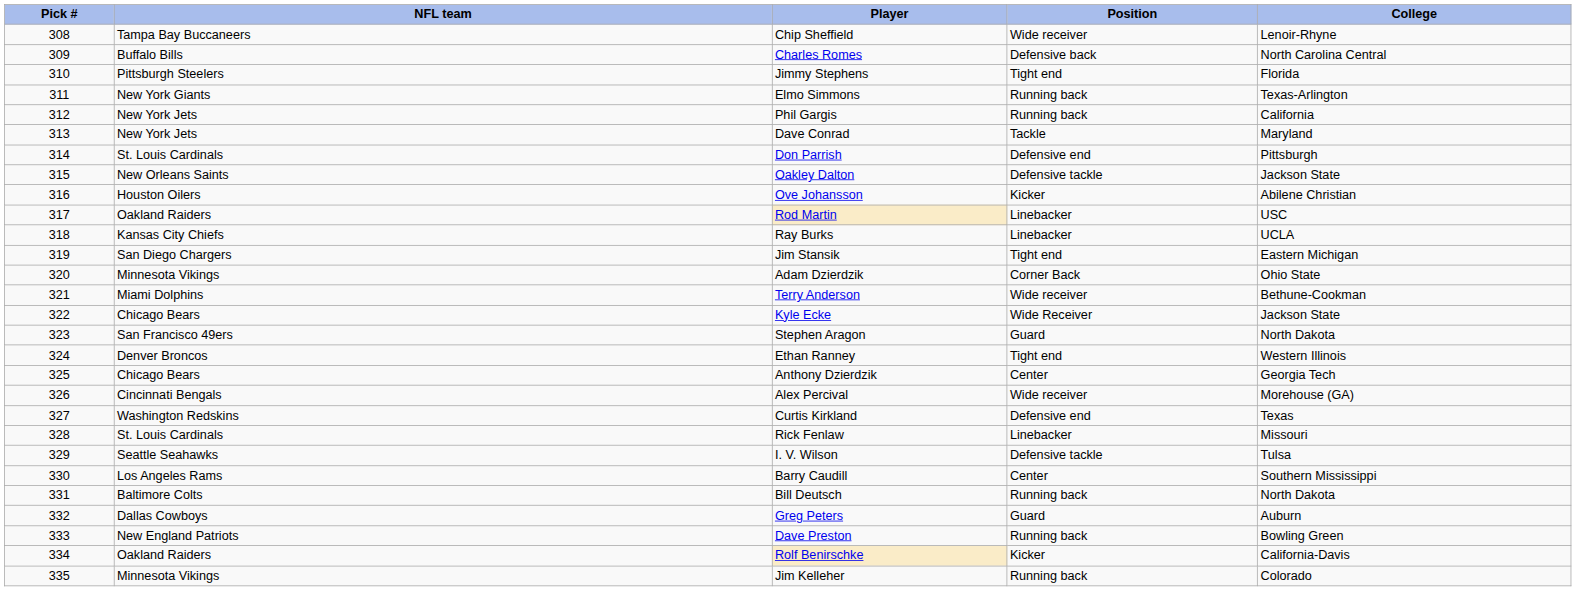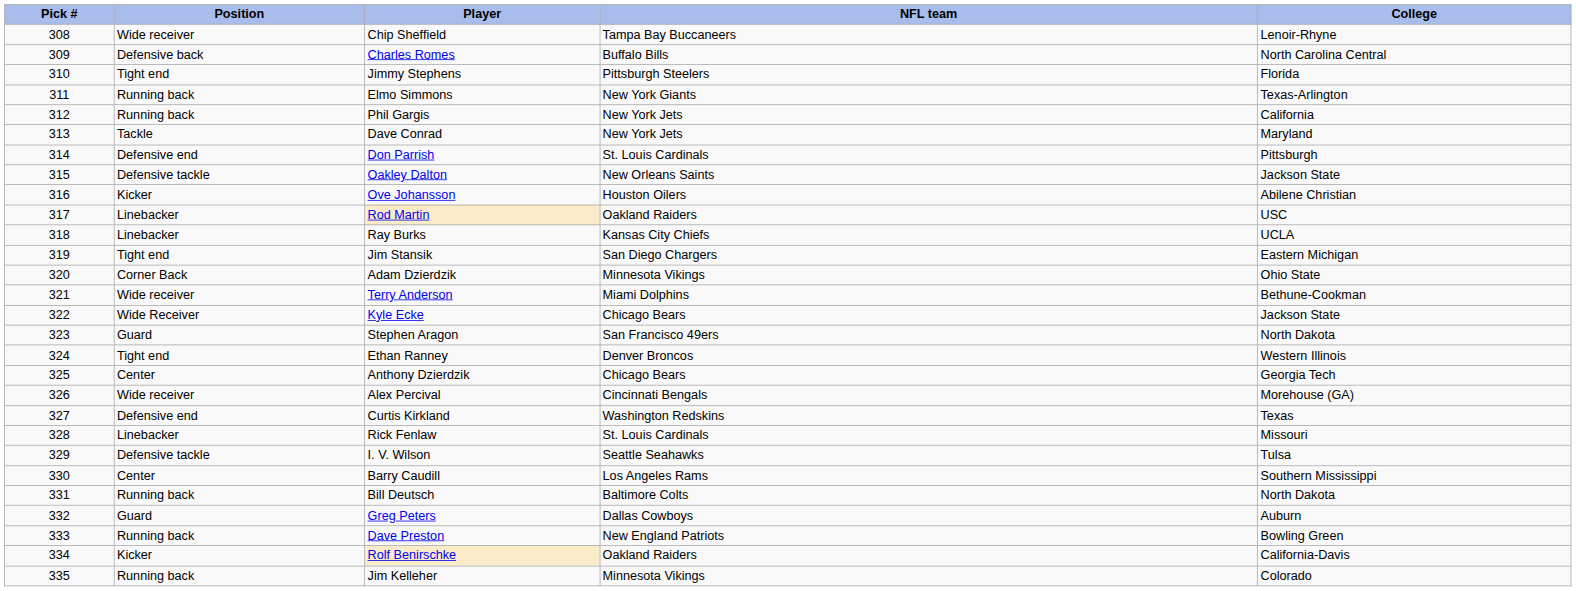columns swapped: (443, 14) <-> (1132, 14)
